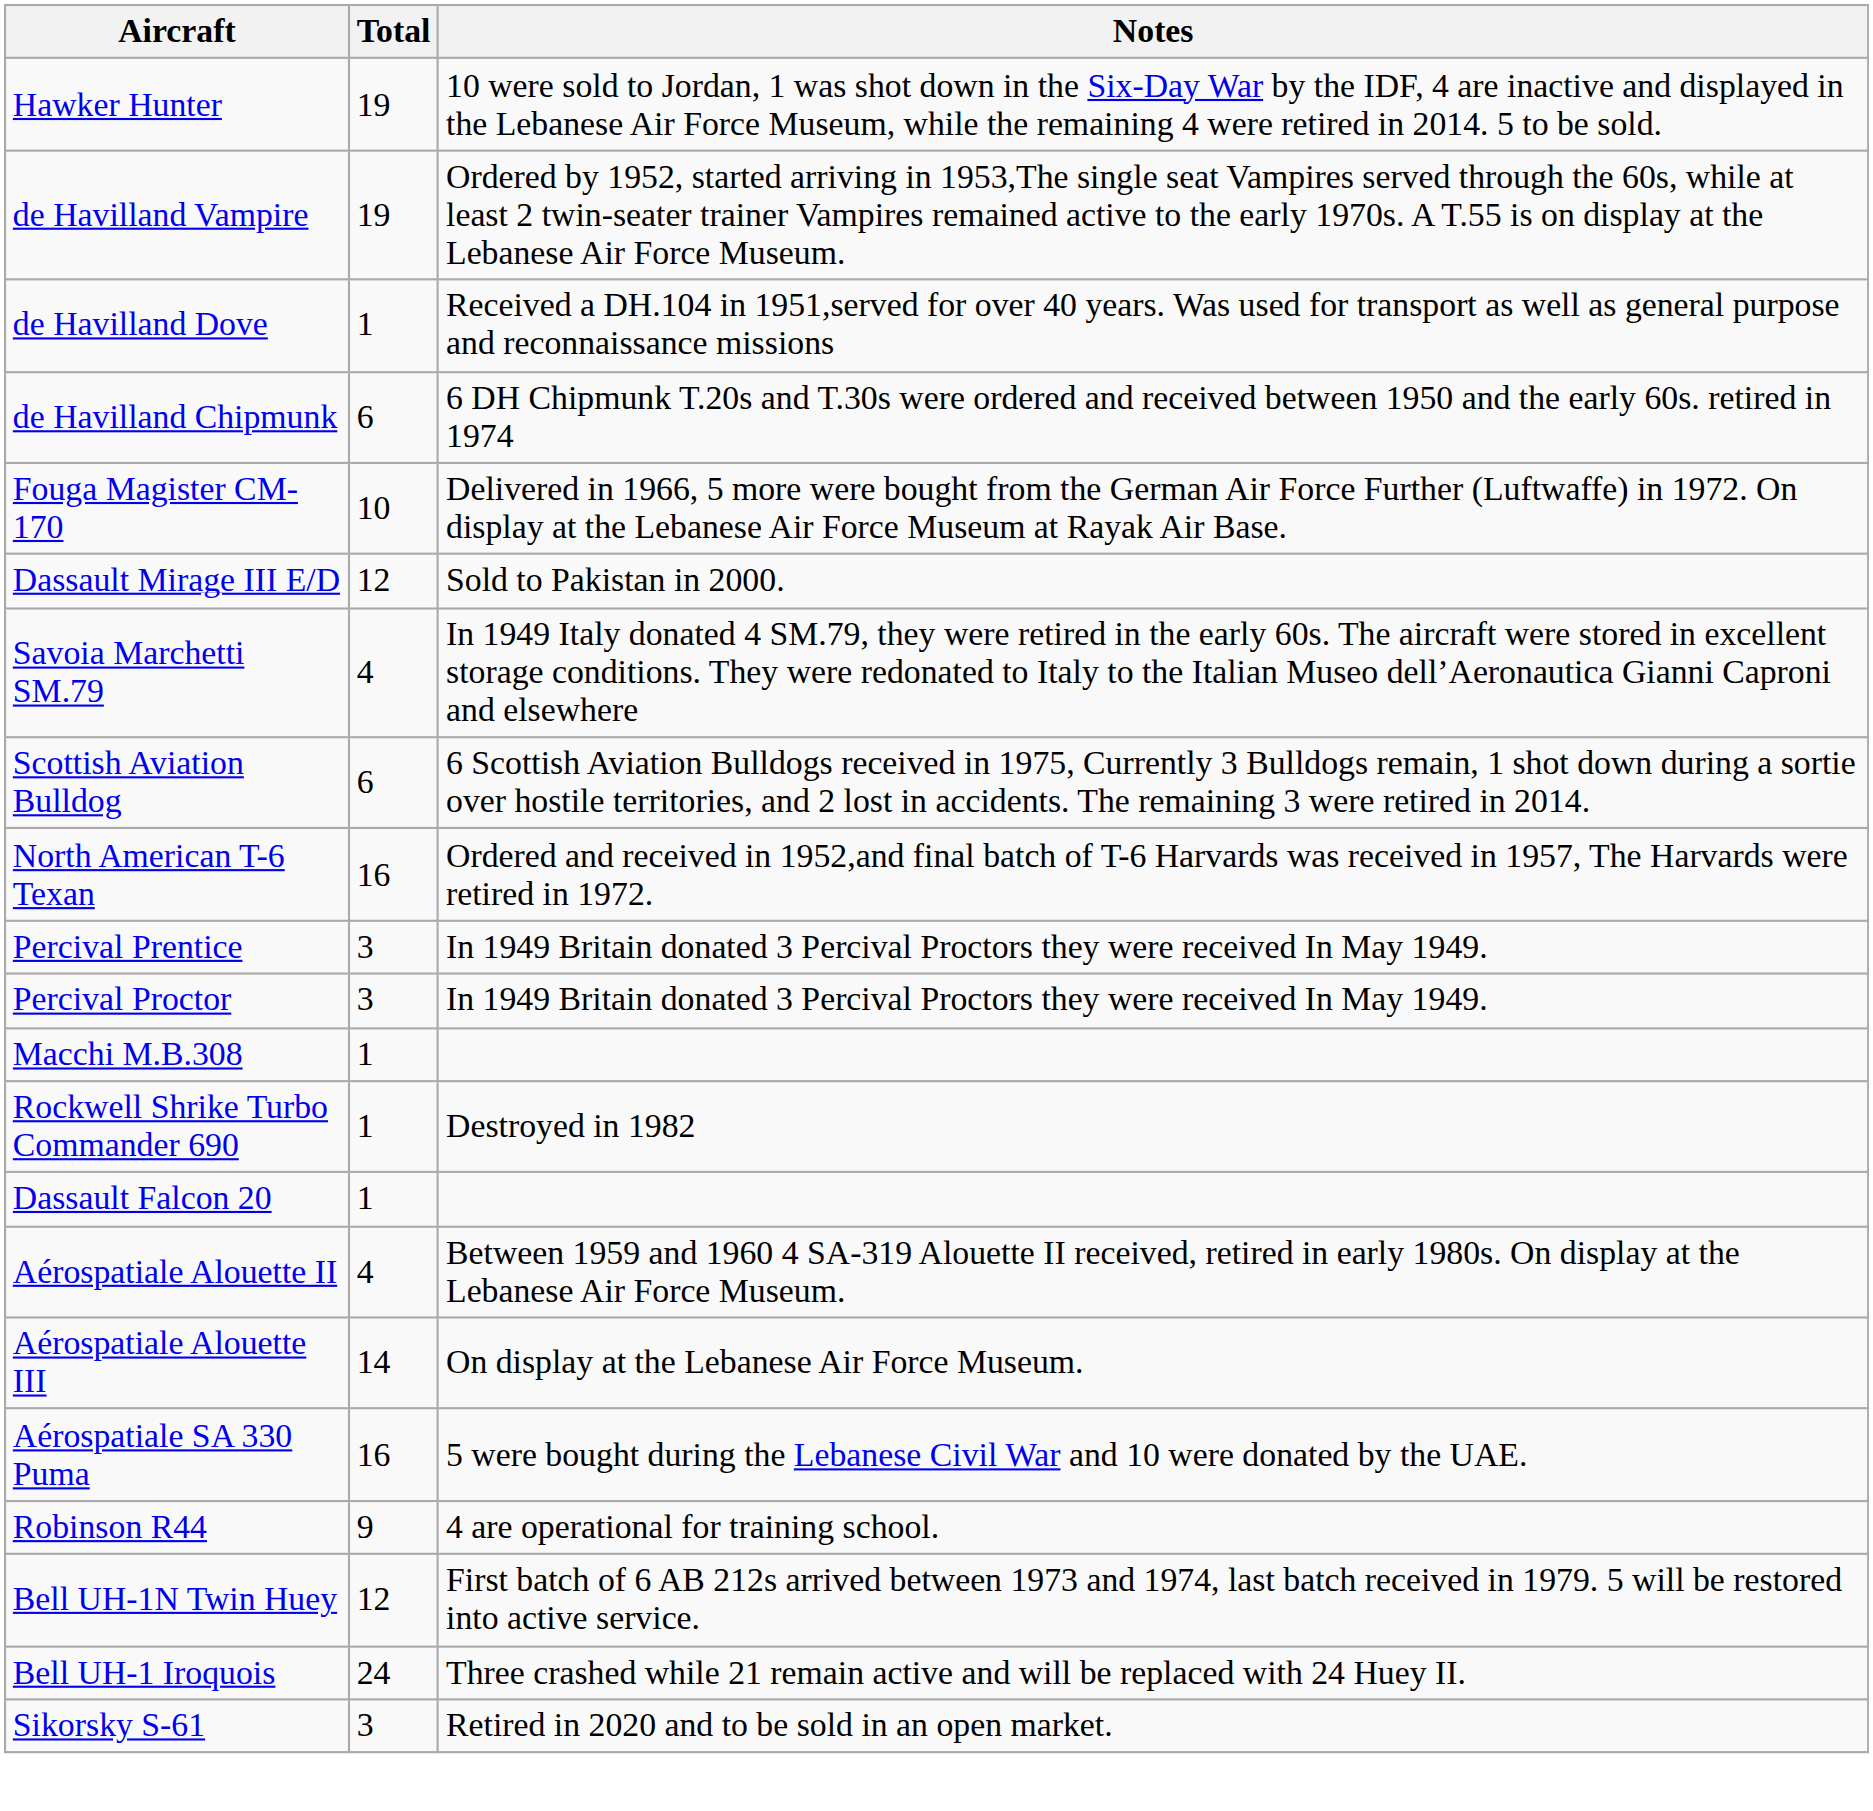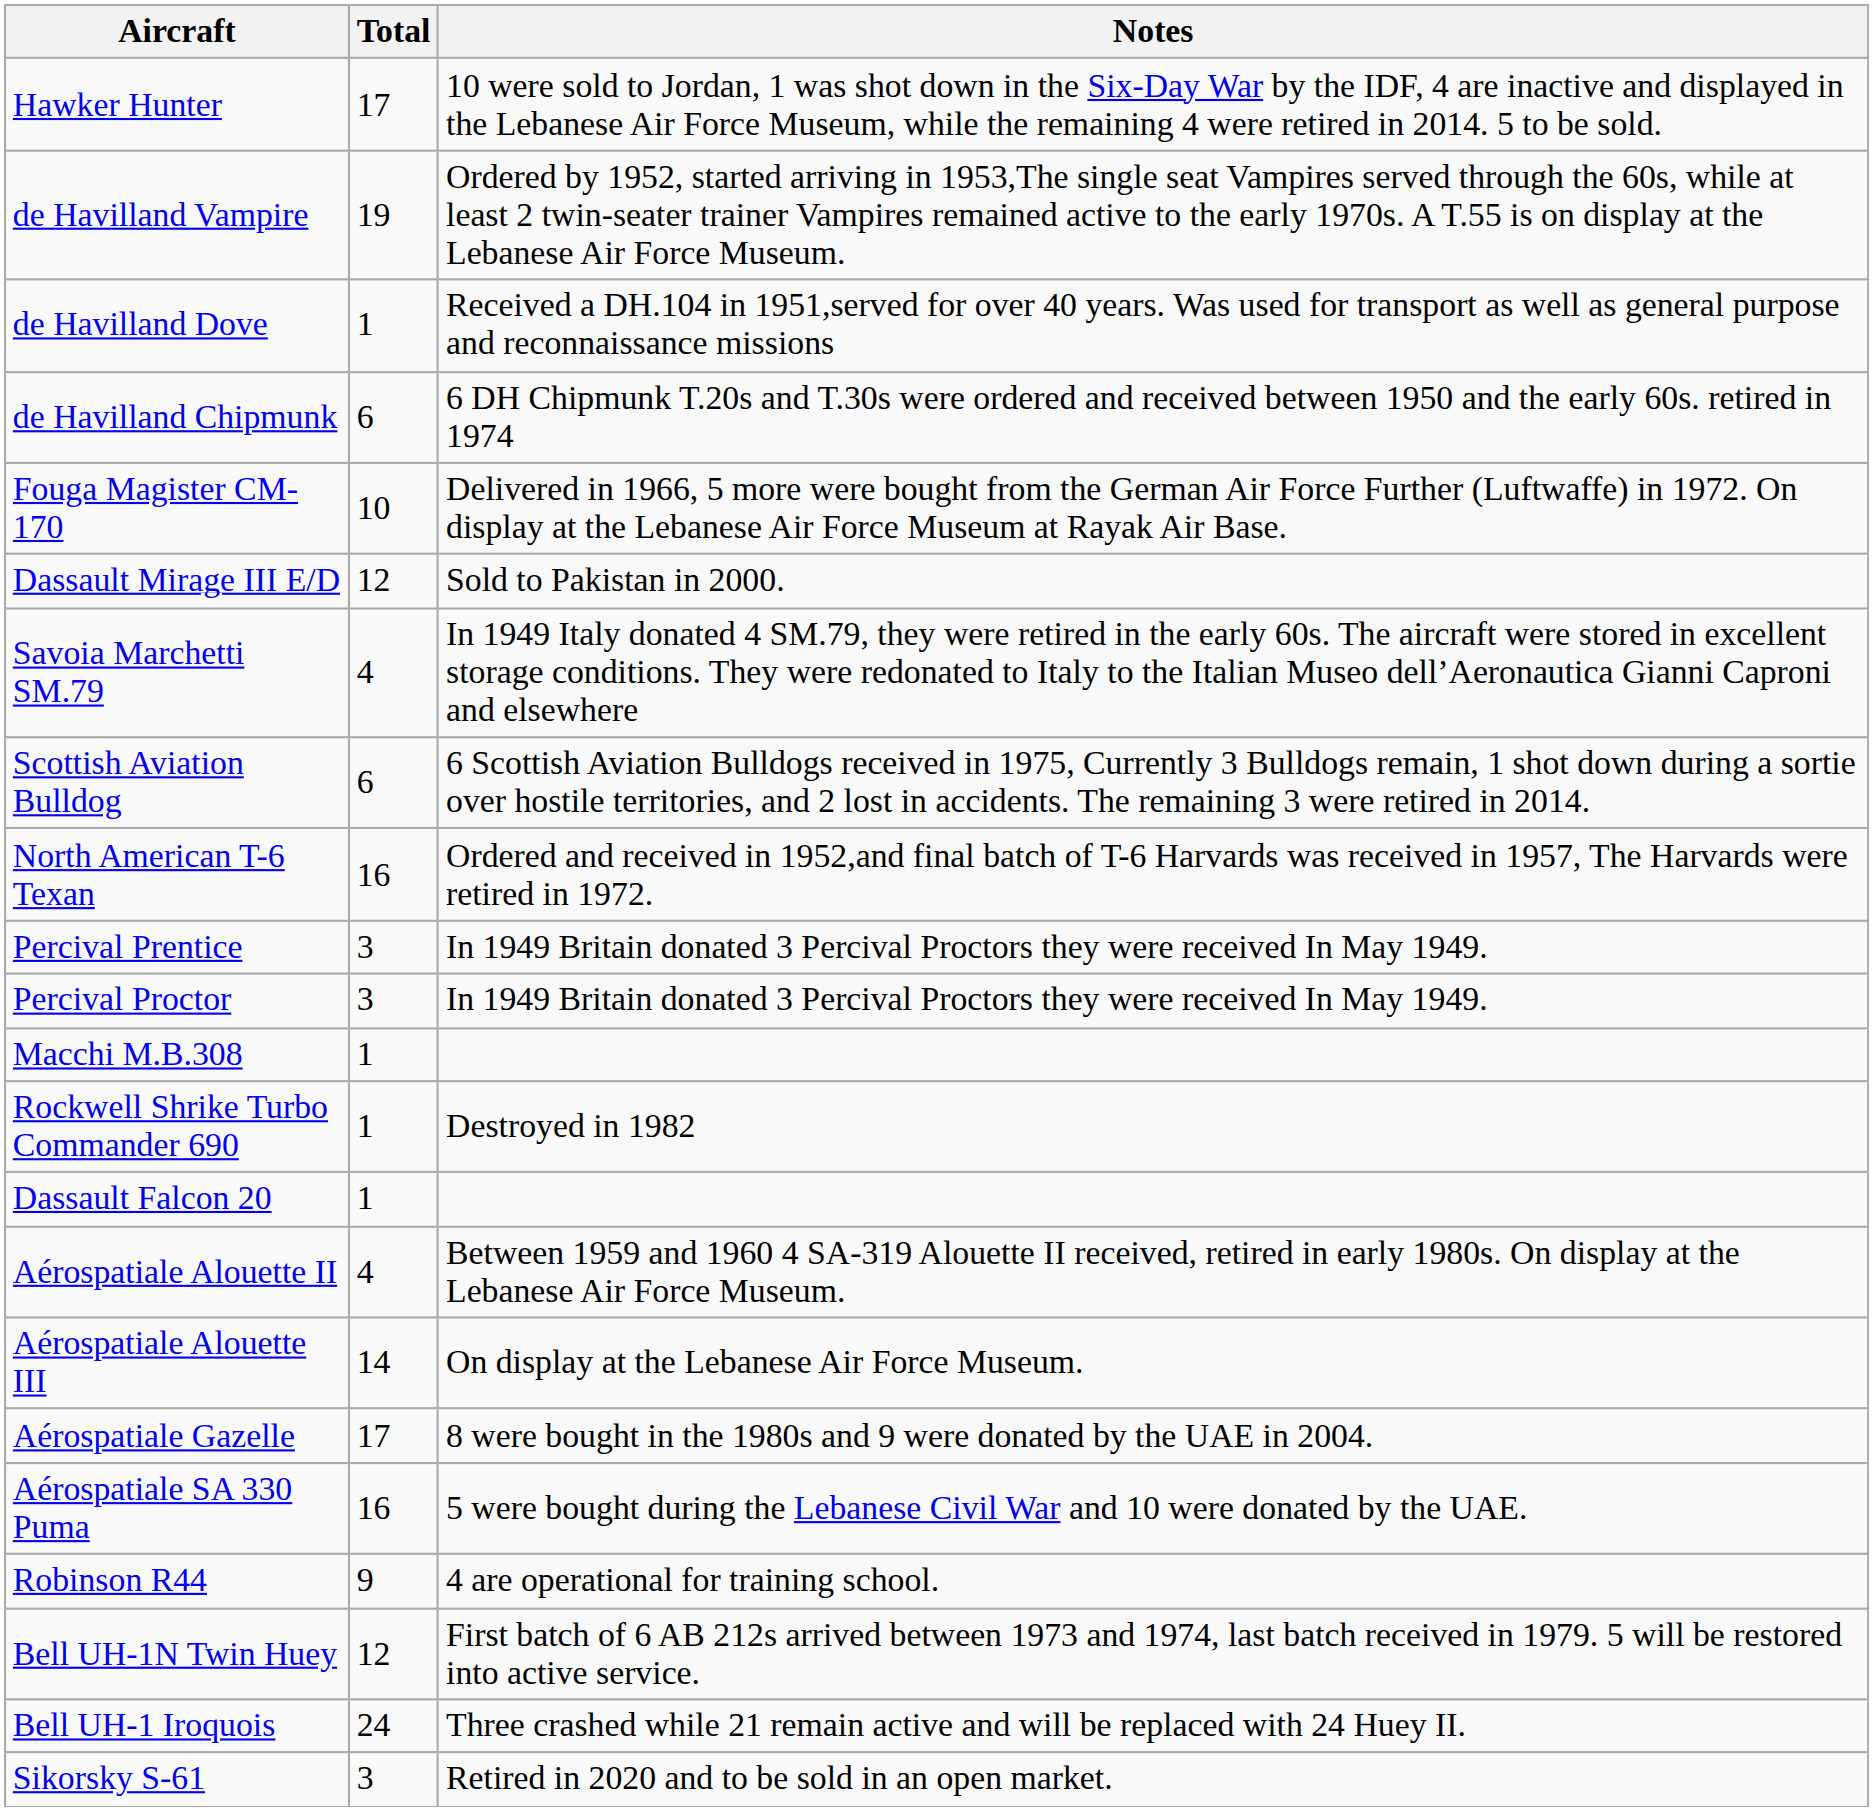(374, 103) 19 -> (374, 103) 17
+ row: (154, 1435)
